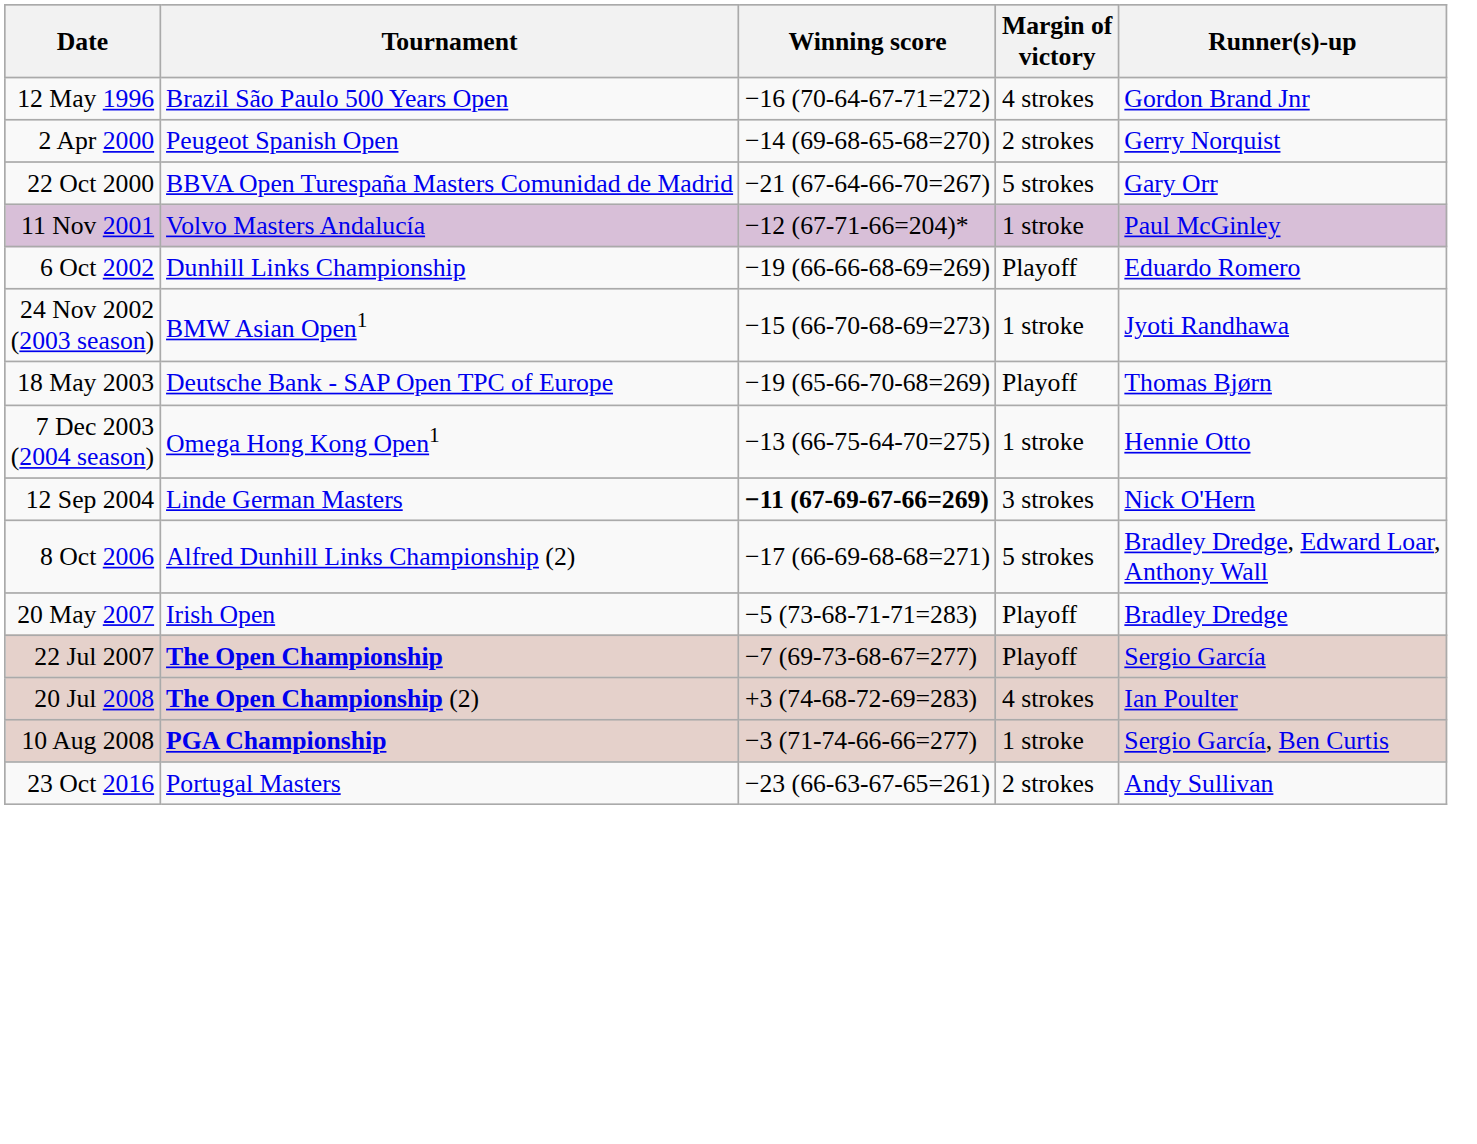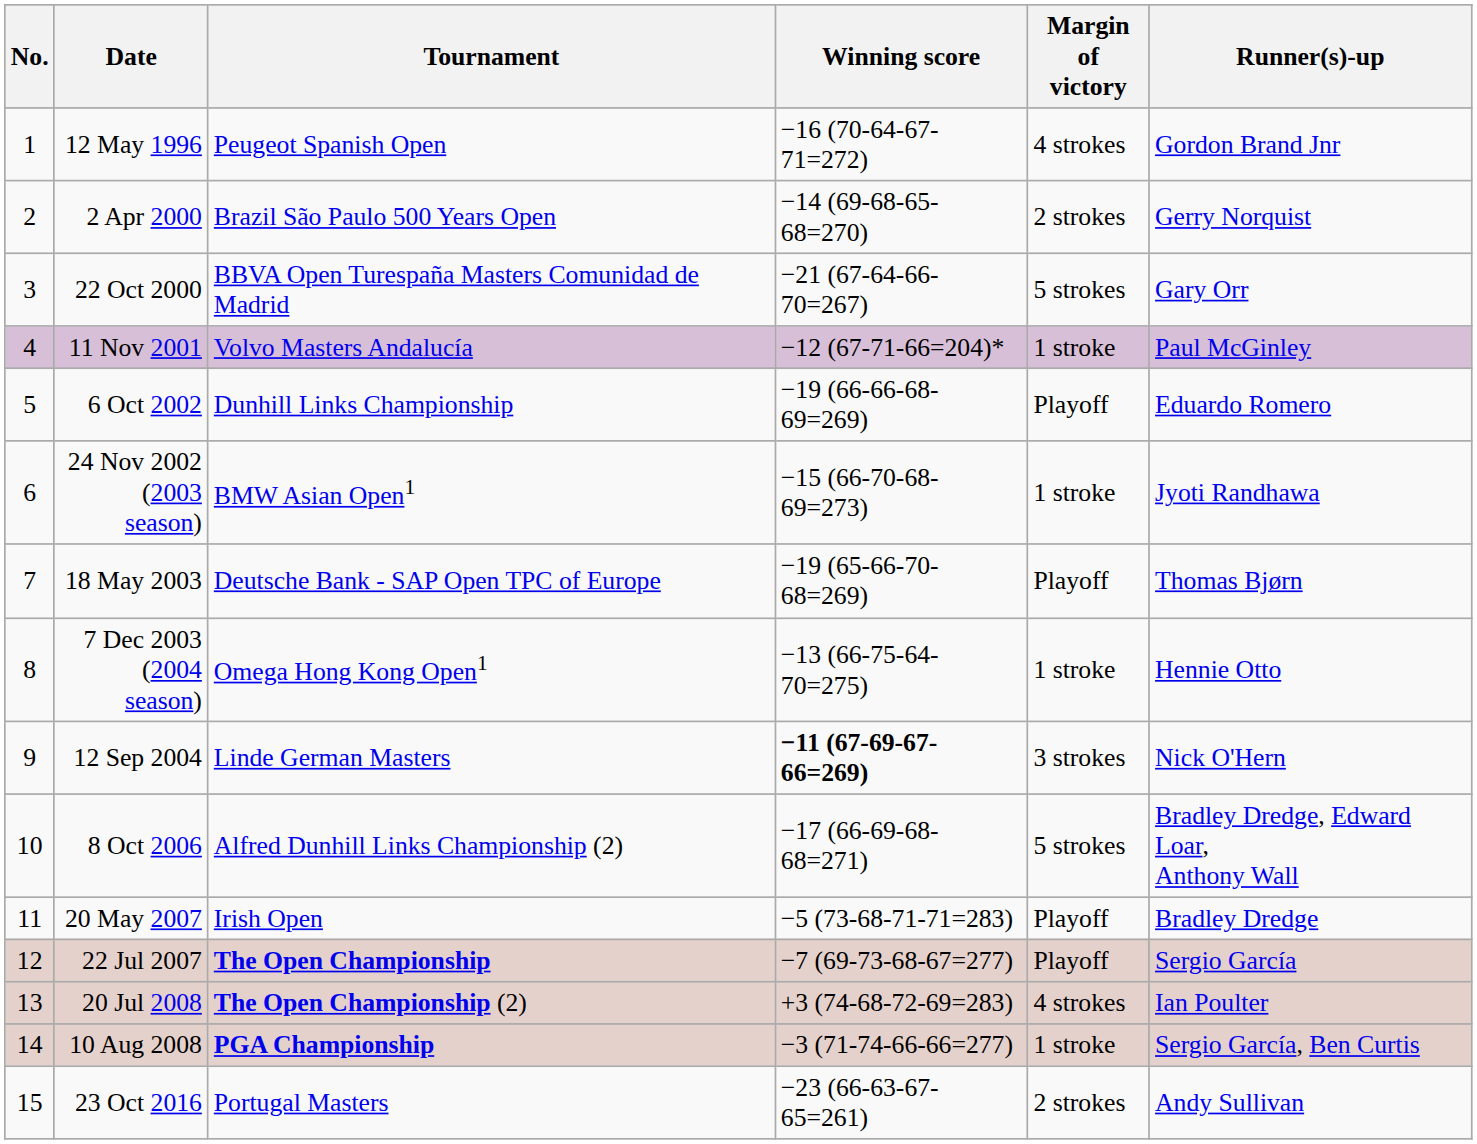+ column: (30, 56)
(337, 98) Brazil São Paulo 500 Years Open -> (330, 144) Peugeot Spanish Open
(282, 140) Peugeot Spanish Open -> (385, 217) Brazil São Paulo 500 Years Open
